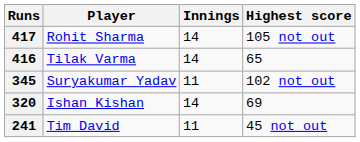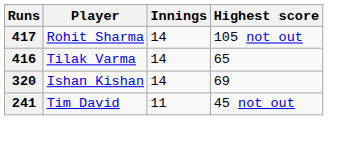- row: (24, 82)
